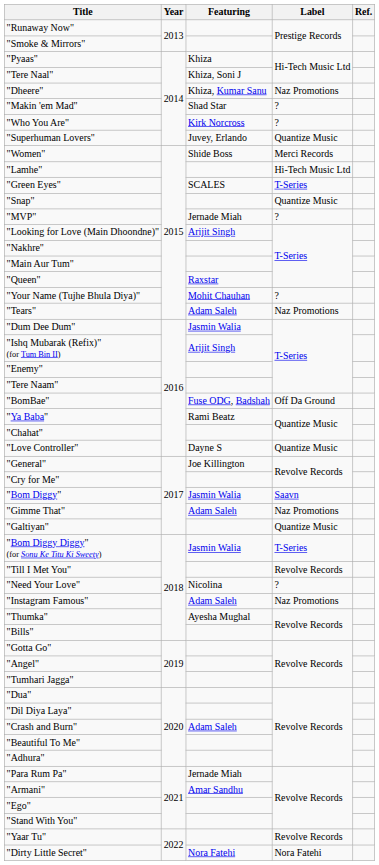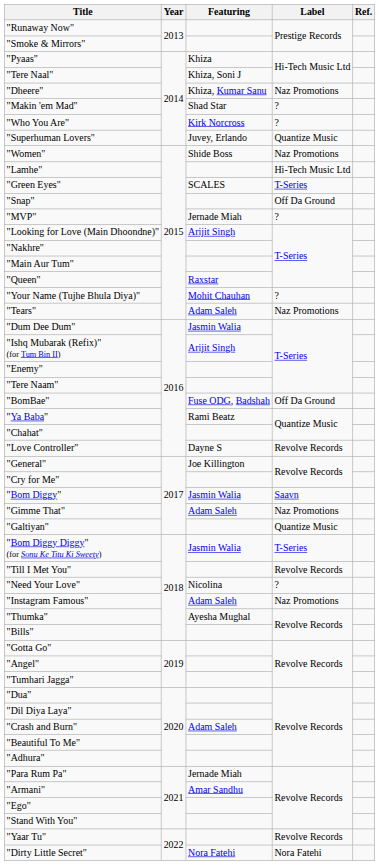(304, 153) Merci Records -> (307, 153) Naz Promotions
(306, 201) Quantize Music -> (305, 201) Off Da Ground
(306, 448) Quantize Music -> (308, 448) Revolve Records
